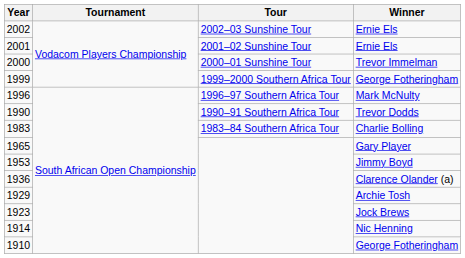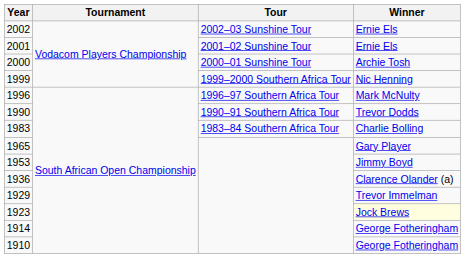(397, 63) Trevor Immelman -> (383, 63) Archie Tosh
(407, 79) George Fotheringham -> (384, 79) Nic Henning
(383, 195) Archie Tosh -> (397, 195) Trevor Immelman
(382, 212) no background -> (382, 212) lightyellow background
(384, 229) Nic Henning -> (407, 229) George Fotheringham
